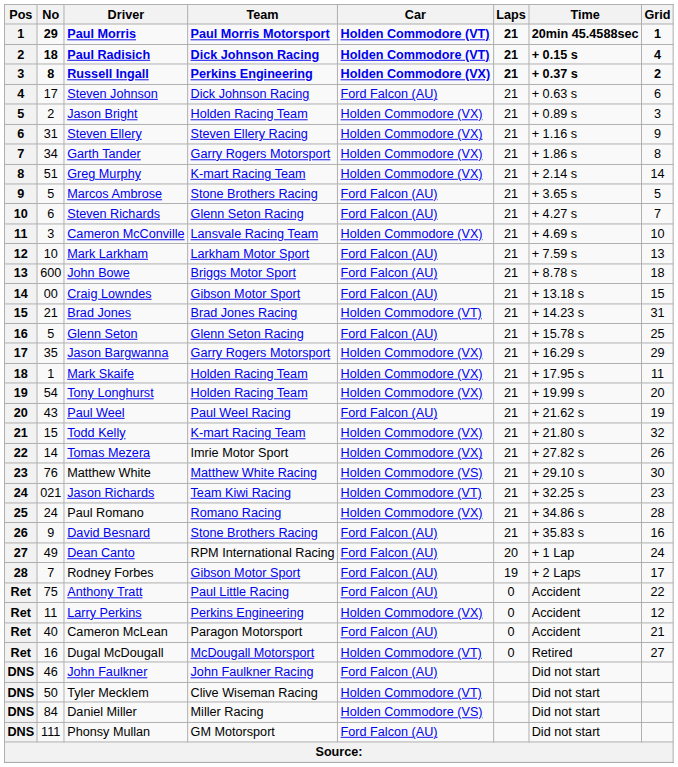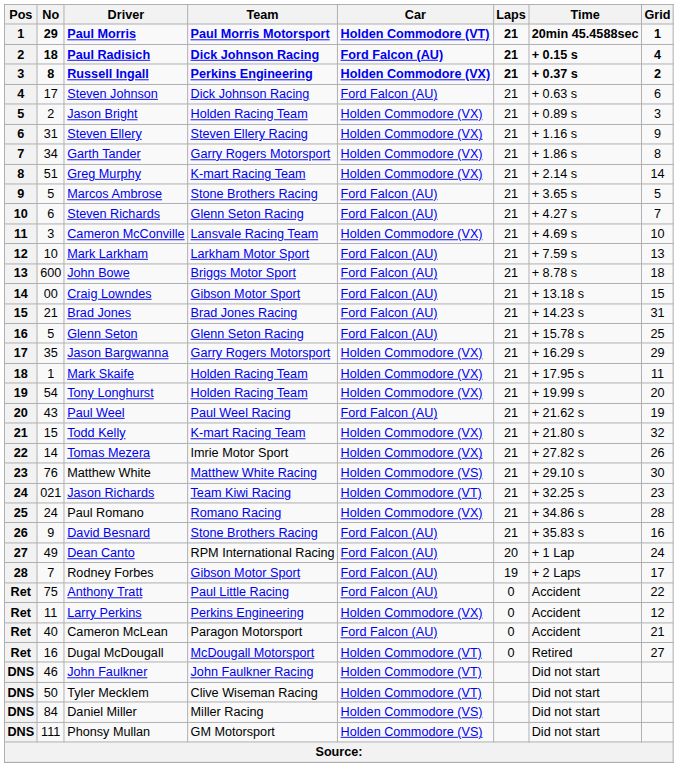(415, 54) Holden Commodore (VT) -> (392, 54) Ford Falcon (AU)
(411, 313) Holden Commodore (VT) -> (389, 313) Ford Falcon (AU)
(389, 672) Ford Falcon (AU) -> (411, 672) Holden Commodore (VT)
(389, 732) Ford Falcon (AU) -> (412, 732) Holden Commodore (VS)
